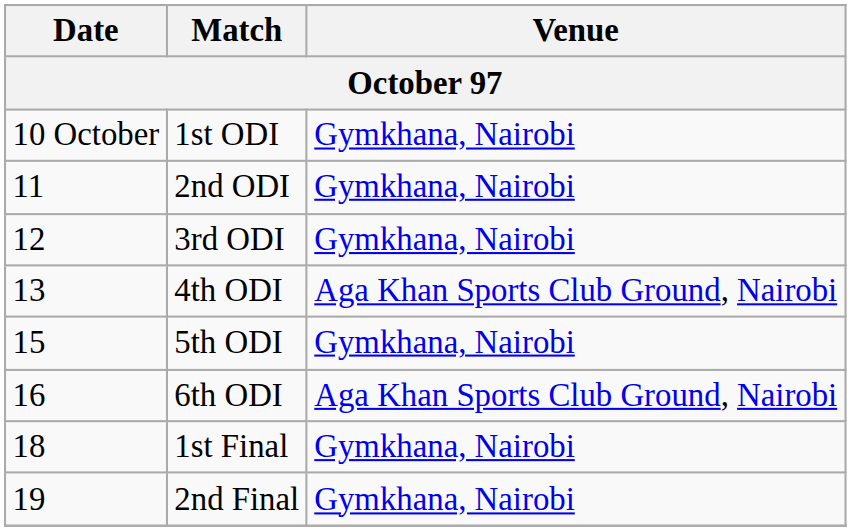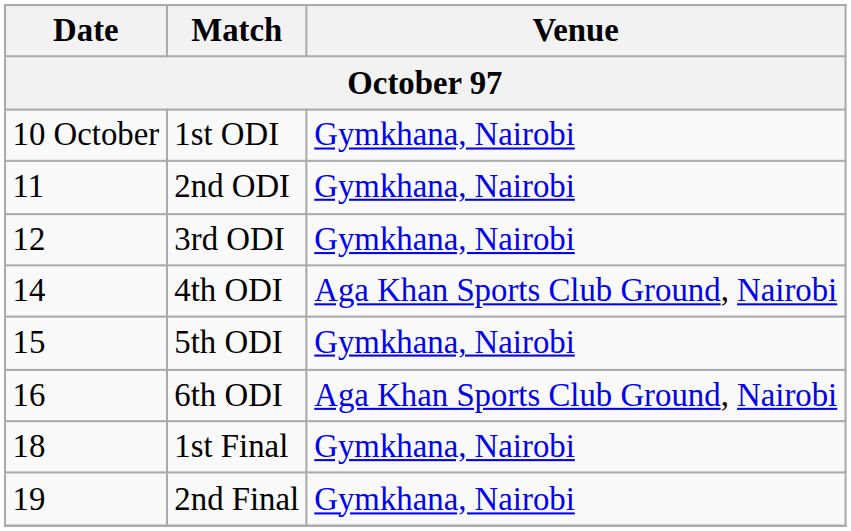(29, 290) 13 -> (29, 290) 14
